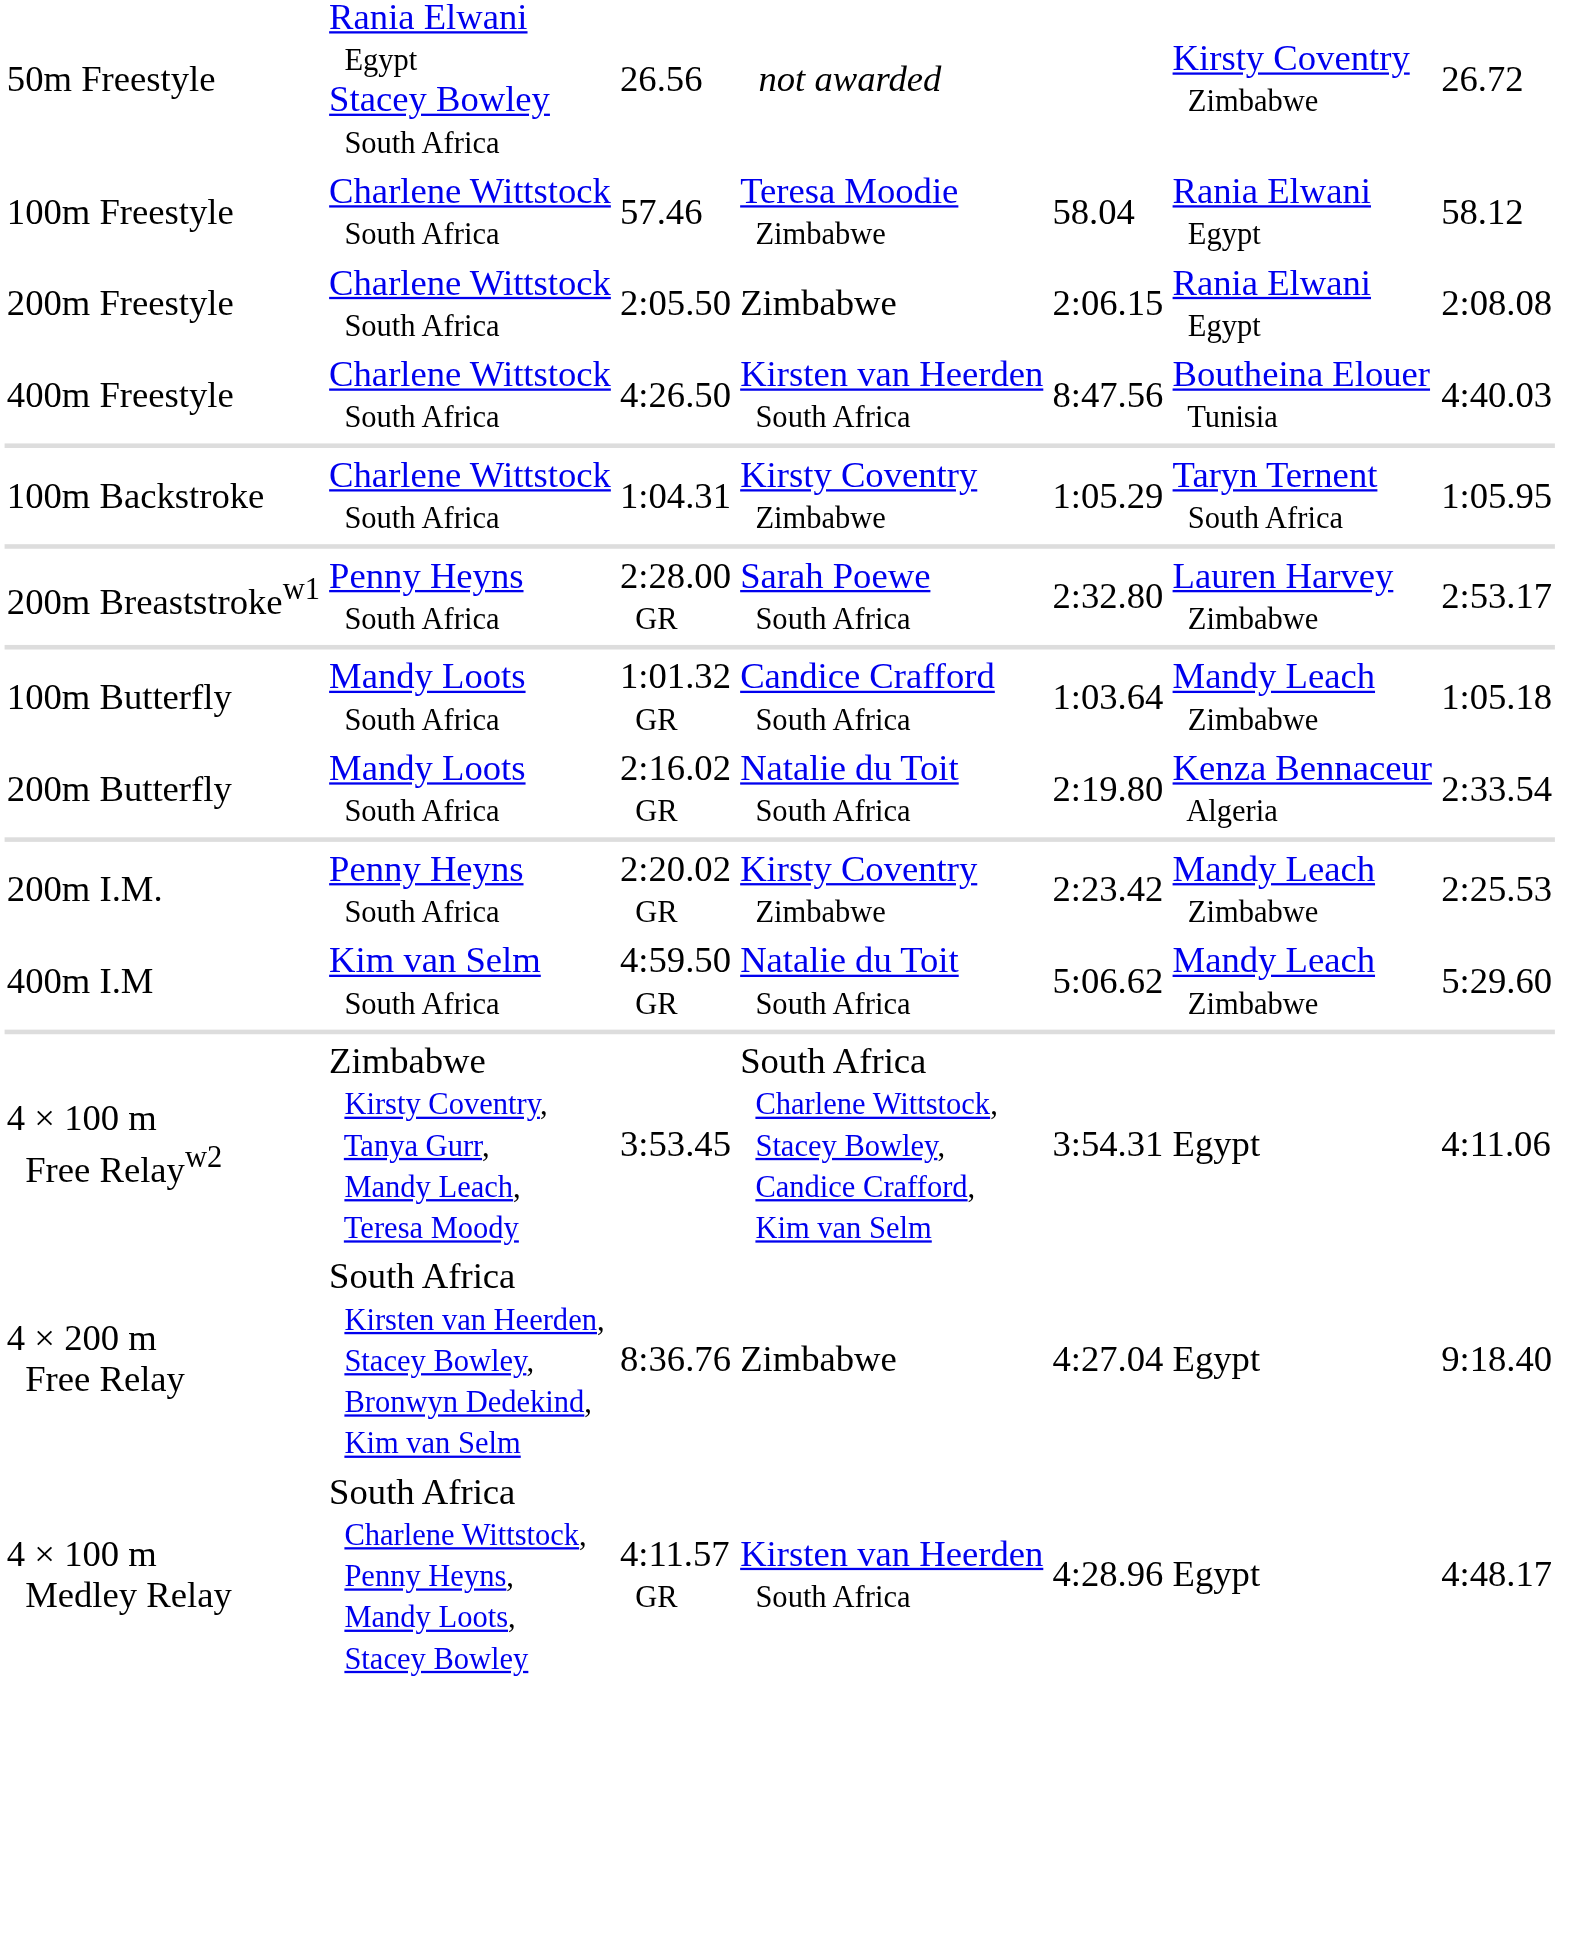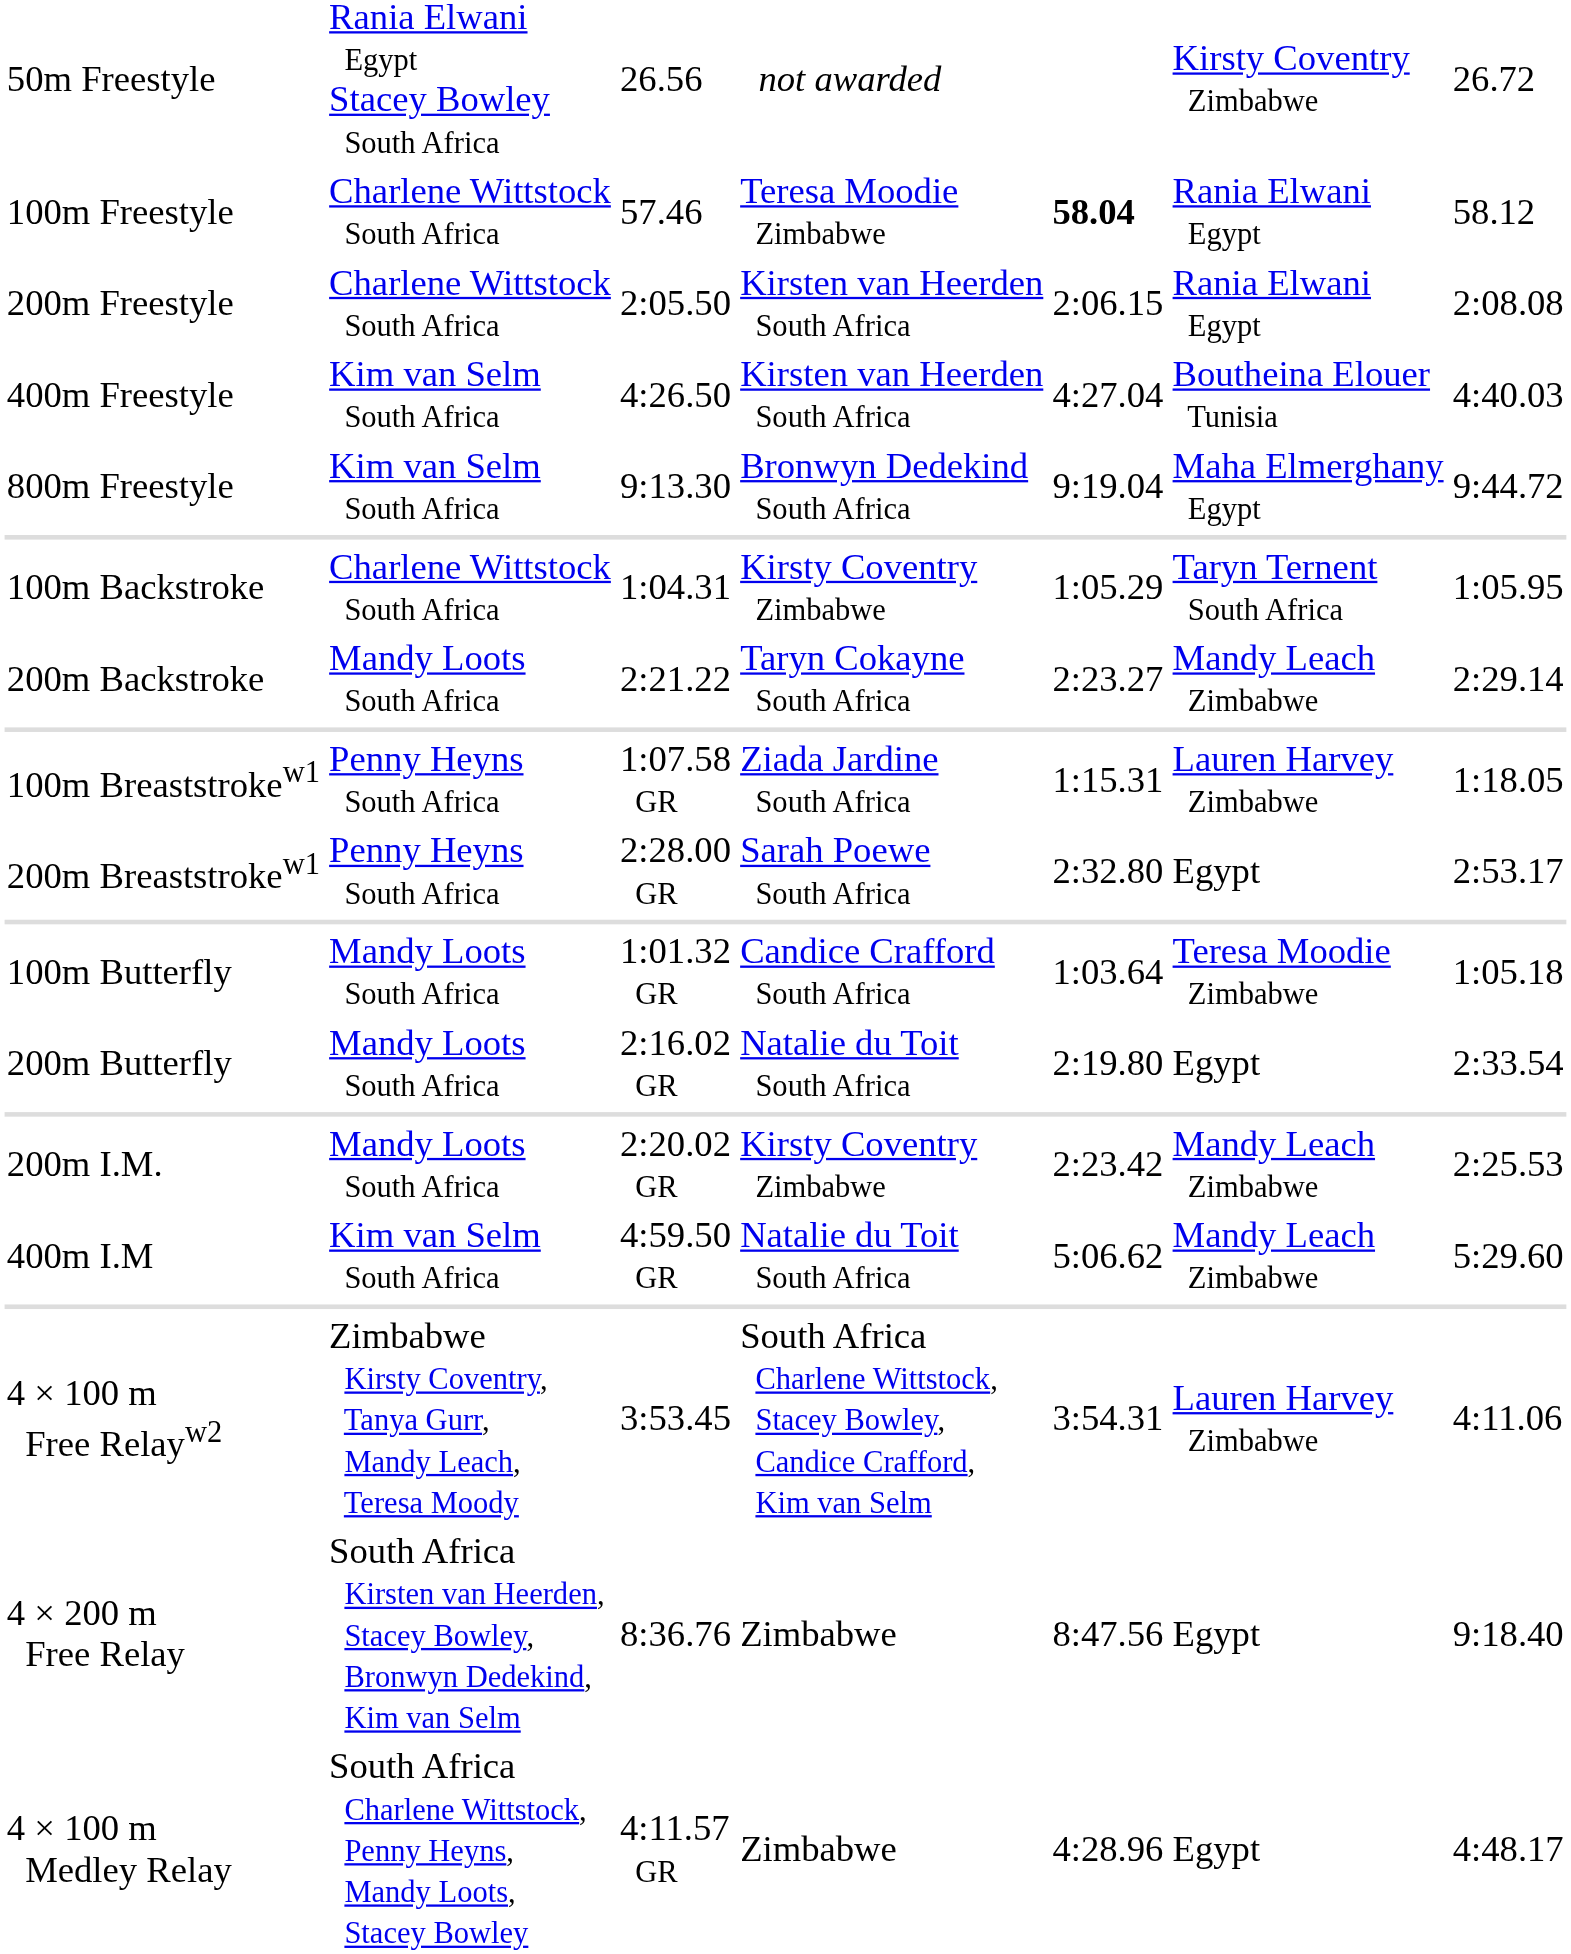(1094, 211) normal -> (1094, 211) bold
(818, 303) Zimbabwe -> (892, 303) Kirsten van Heerden South Africa
(470, 394) Charlene Wittstock South Africa -> (435, 394) Kim van Selm South Africa
(1108, 394) 8:47.56 -> (1108, 394) 4:27.04
+ row: (120, 486)
+ row: (136, 678)
+ row: (163, 779)
(1283, 596) Lauren Harvey Zimbabwe -> (1216, 871) Egypt
(1274, 696) Mandy Leach Zimbabwe -> (1282, 971) Teresa Moodie Zimbabwe
(1302, 788) Kenza Bennaceur Algeria -> (1216, 1063) Egypt
(426, 889) Penny Heyns South Africa -> (427, 1164) Mandy Loots South Africa
(1216, 1143) Egypt -> (1283, 1418) Lauren Harvey Zimbabwe
(1108, 1358) 4:27.04 -> (1108, 1633) 8:47.56
(892, 1574) Kirsten van Heerden South Africa -> (818, 1848) Zimbabwe
